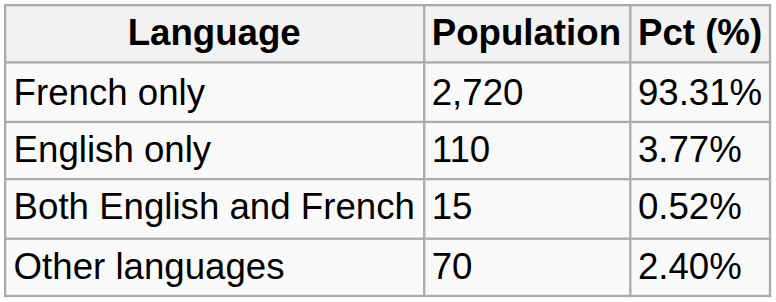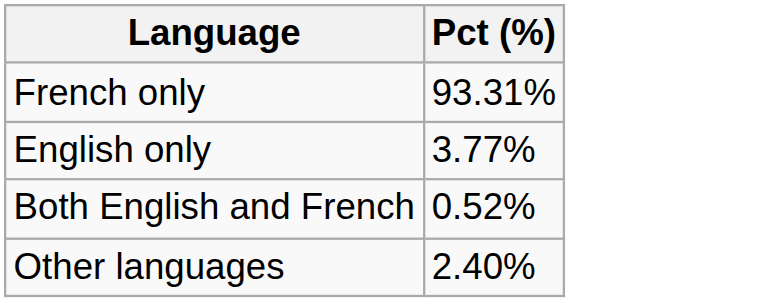- column: (526, 33)
